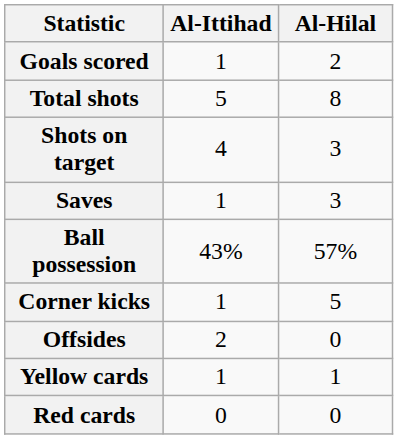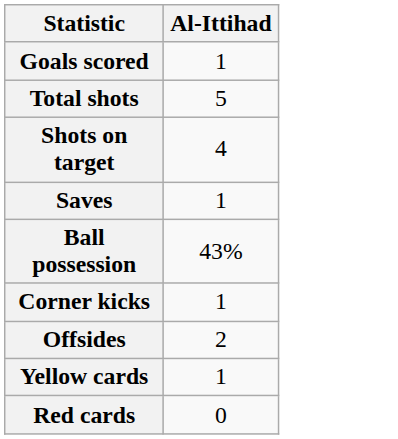- column: (335, 23)
